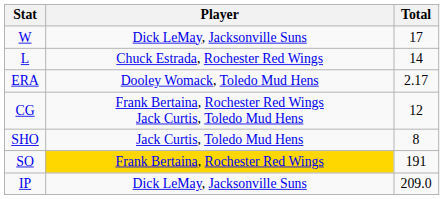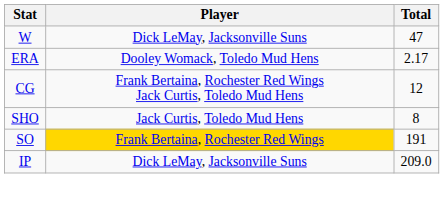(416, 37) 17 -> (416, 37) 47
- row: (25, 59)
